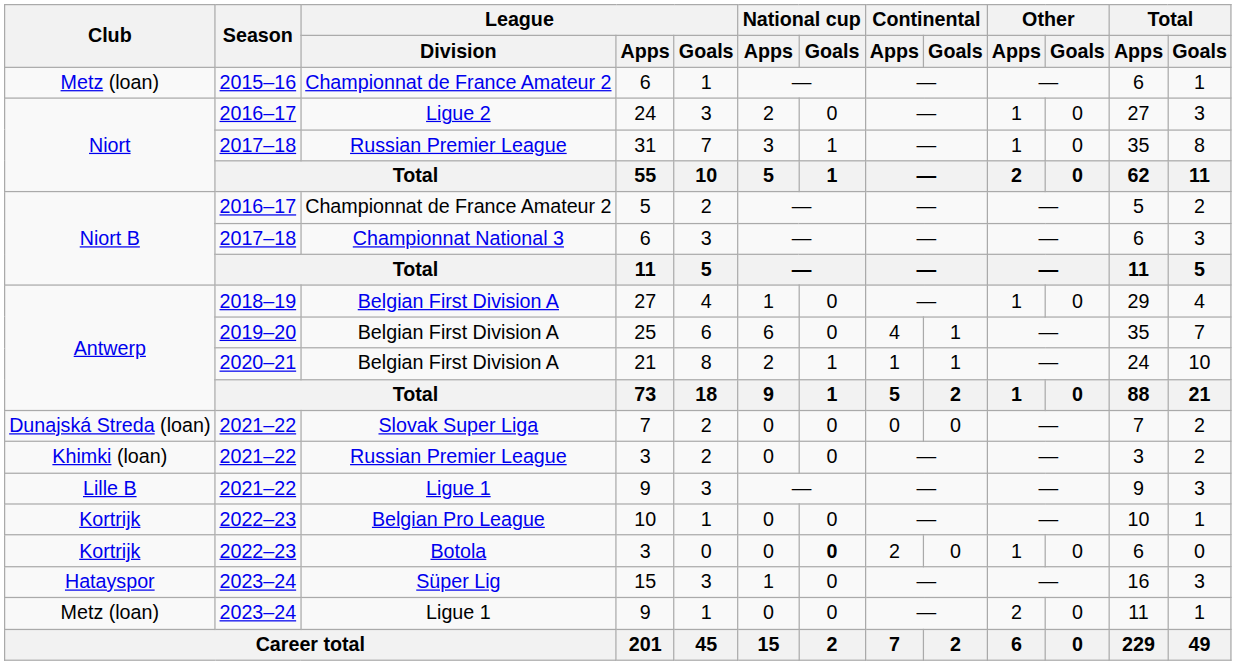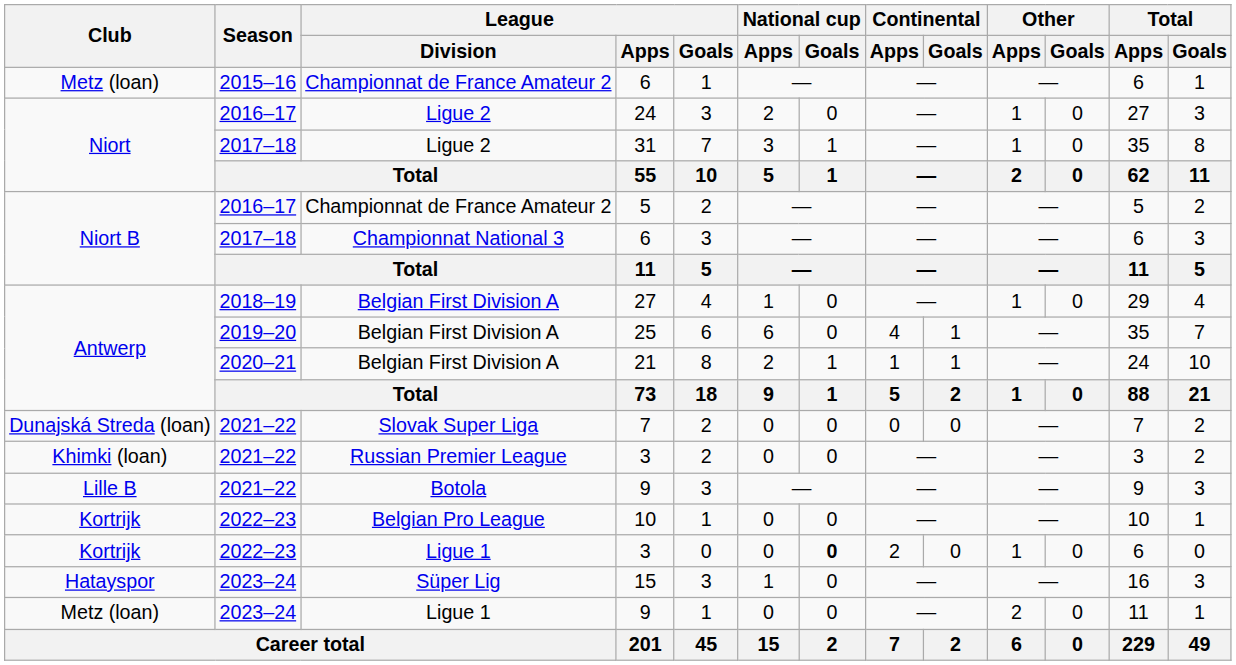(458, 144) Russian Premier League -> (458, 144) Ligue 2
(458, 488) Ligue 1 -> (458, 488) Botola
(458, 550) Botola -> (458, 550) Ligue 1
